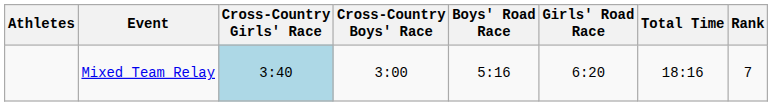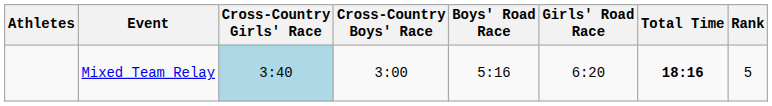(683, 73) normal -> (683, 73) bold
(748, 73) 7 -> (748, 73) 5
